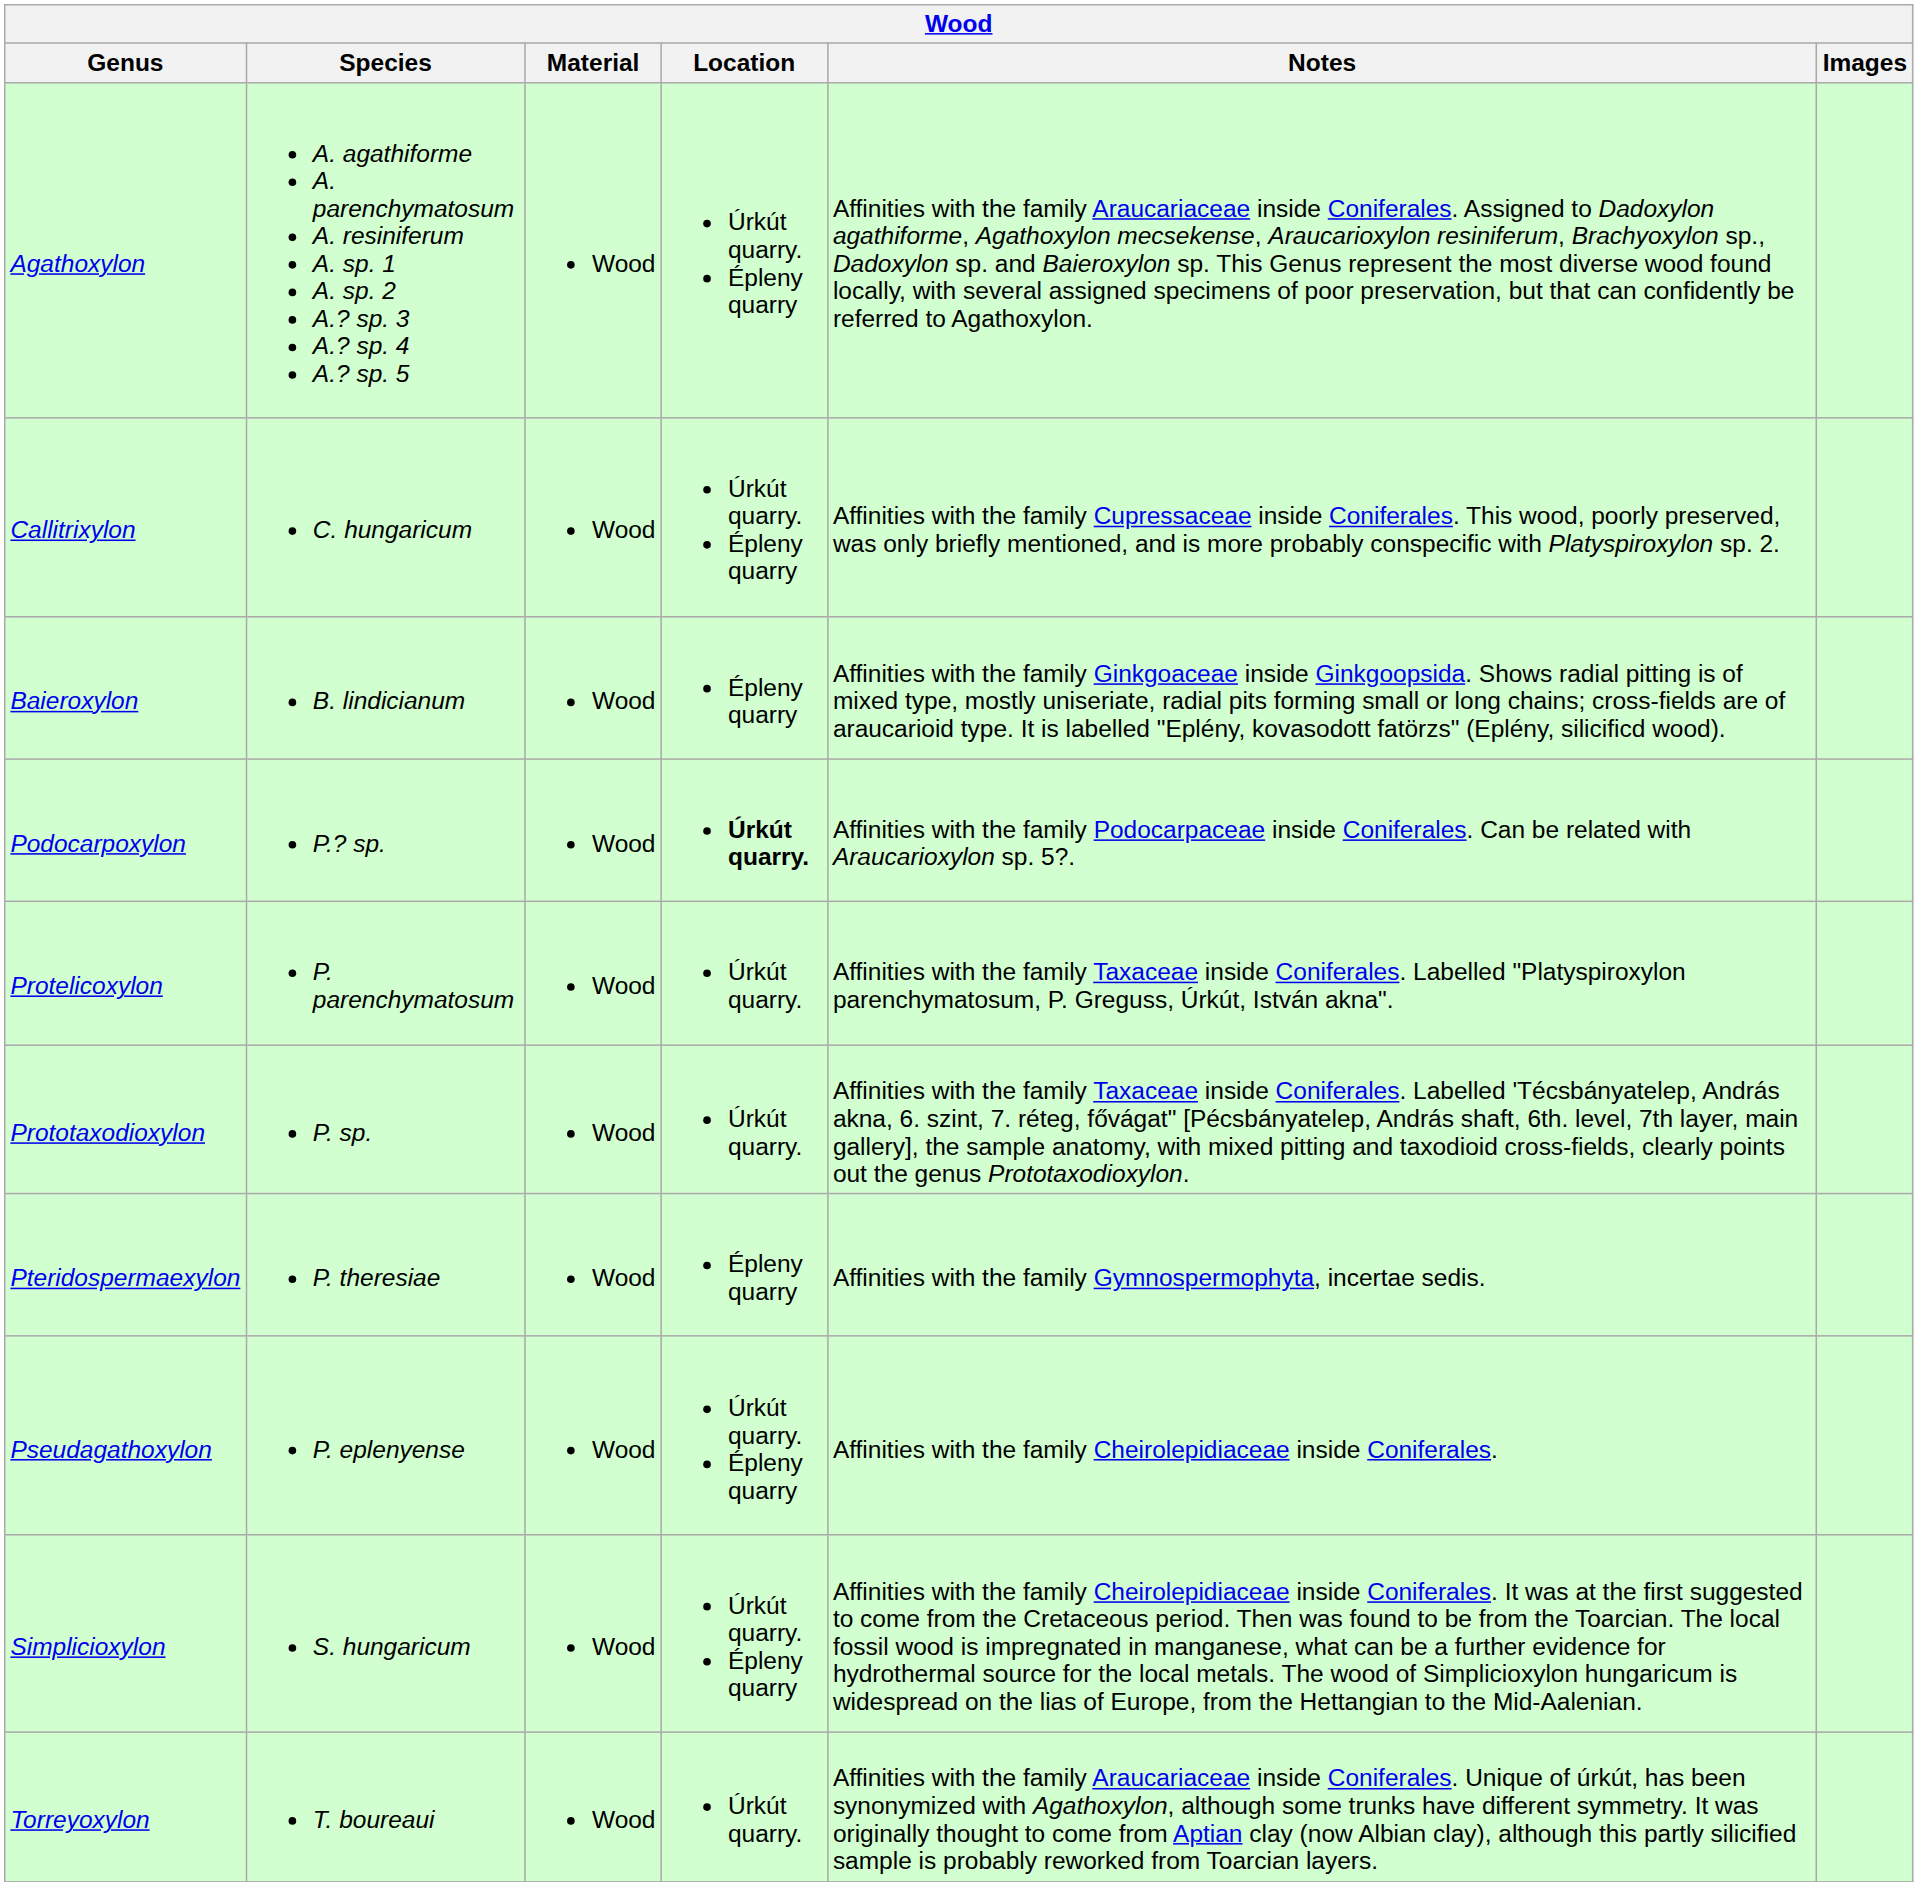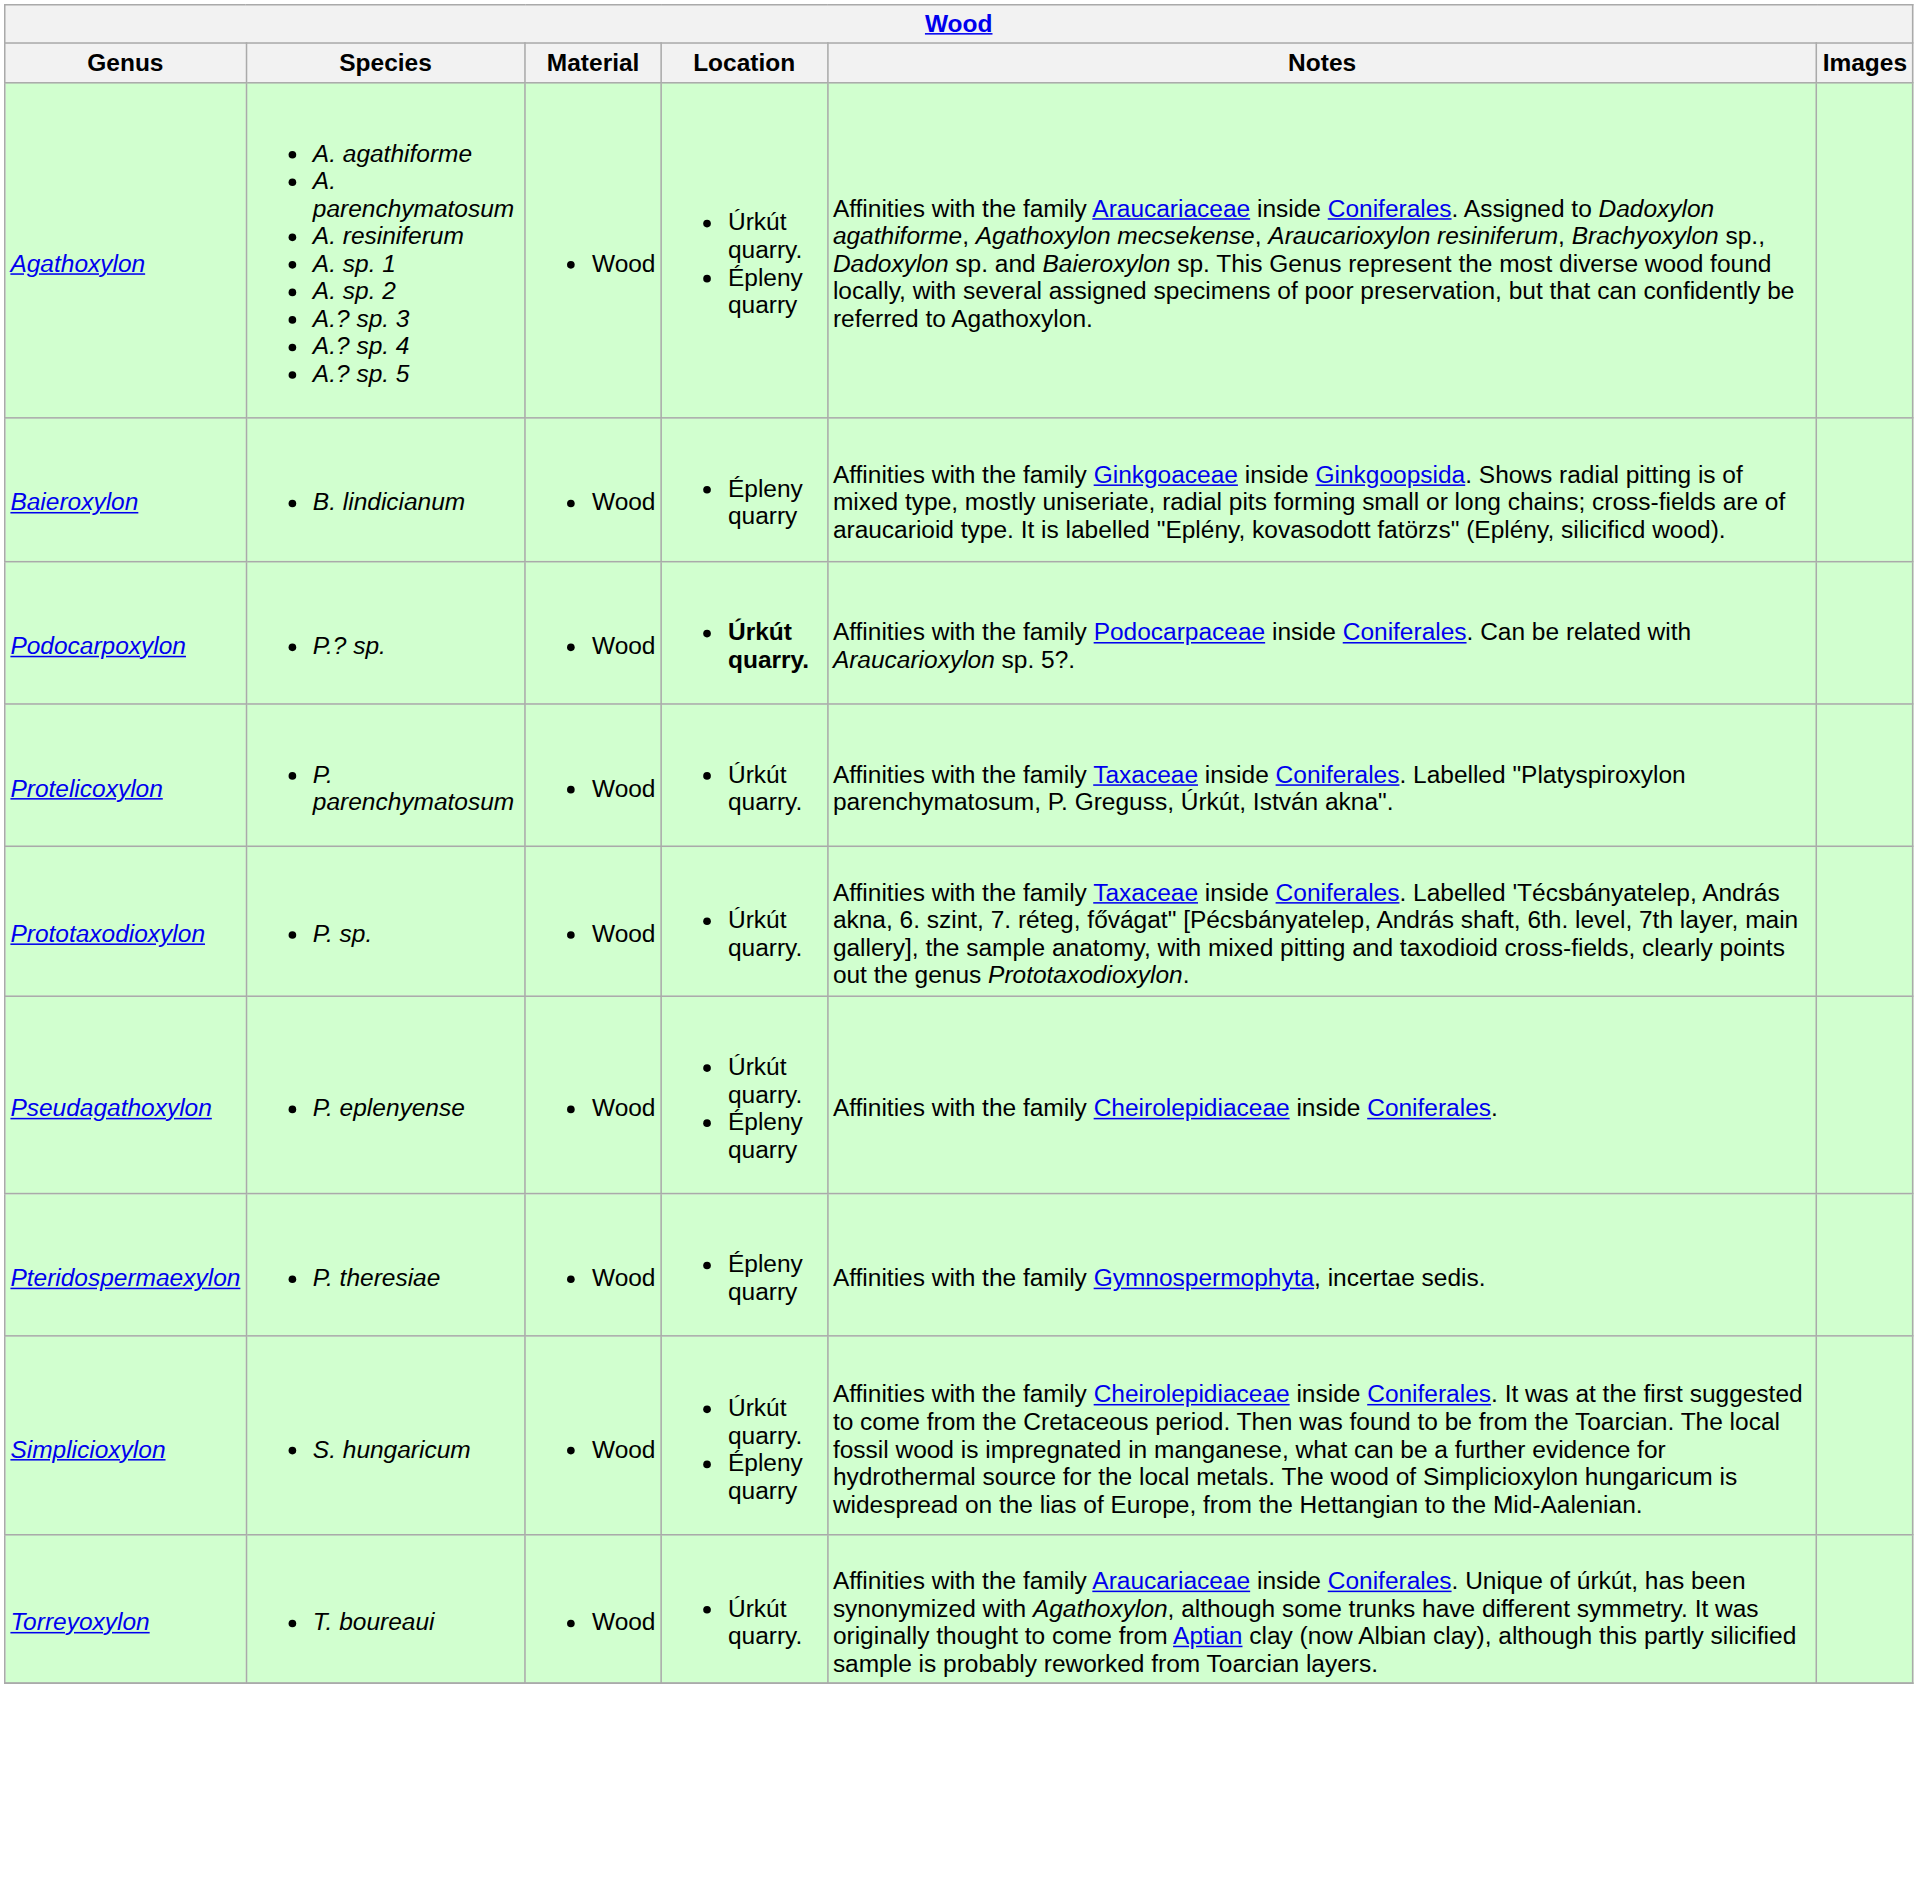- row: (73, 530)
rows swapped: (125, 1278) <-> (111, 1448)
